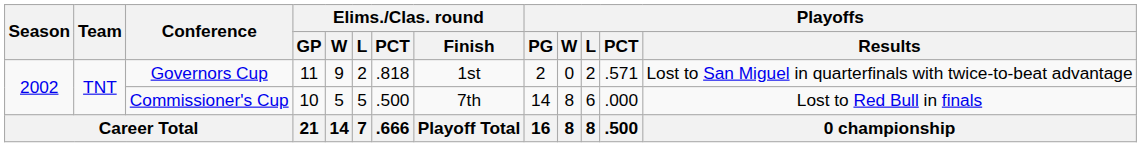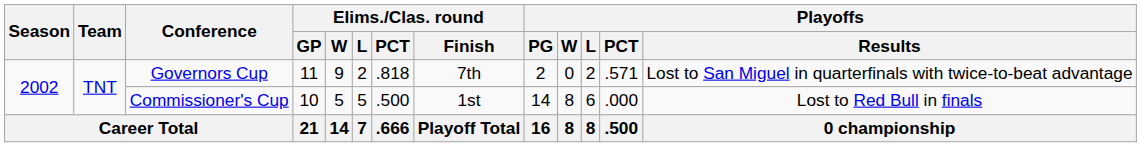(469, 73) 1st -> (469, 73) 7th
(469, 100) 7th -> (469, 100) 1st
